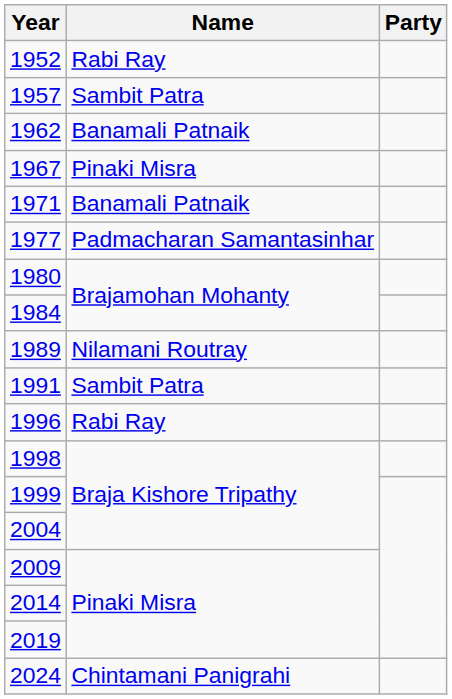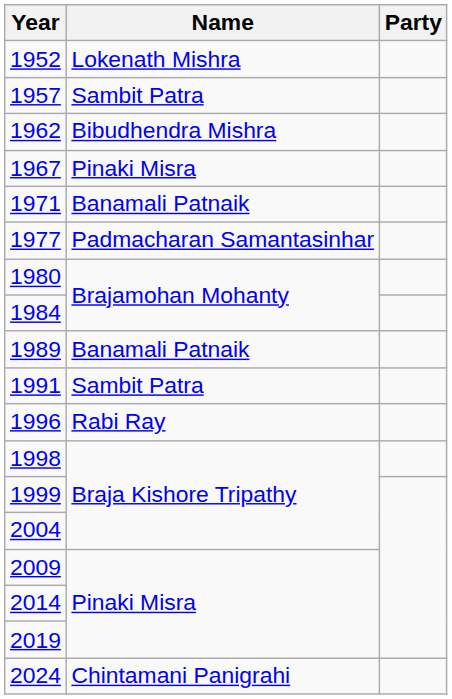(118, 58) Rabi Ray -> (156, 58) Lokenath Mishra
(160, 131) Banamali Patnaik -> (174, 131) Bibudhendra Mishra
(159, 349) Nilamani Routray -> (160, 349) Banamali Patnaik
